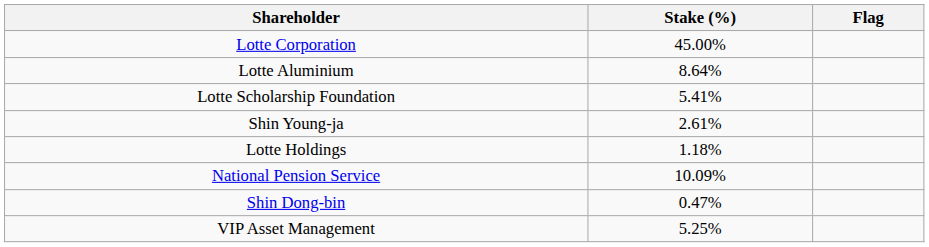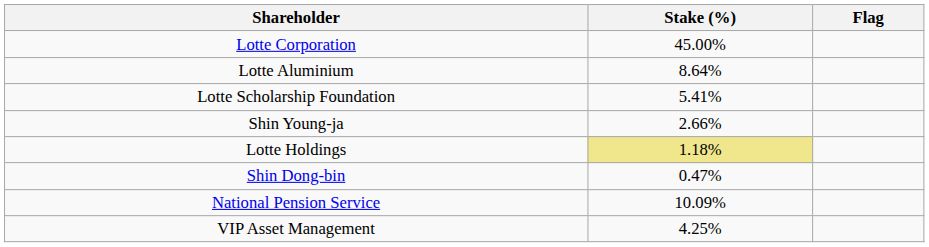(700, 123) 2.61% -> (700, 123) 2.66%
(700, 149) no background -> (700, 149) khaki background
rows swapped: (296, 202) <-> (296, 176)
(700, 228) 5.25% -> (700, 228) 4.25%
